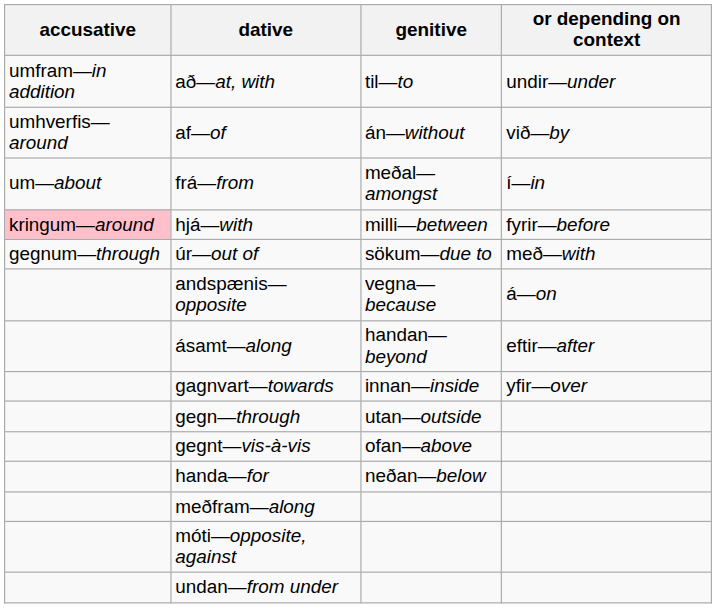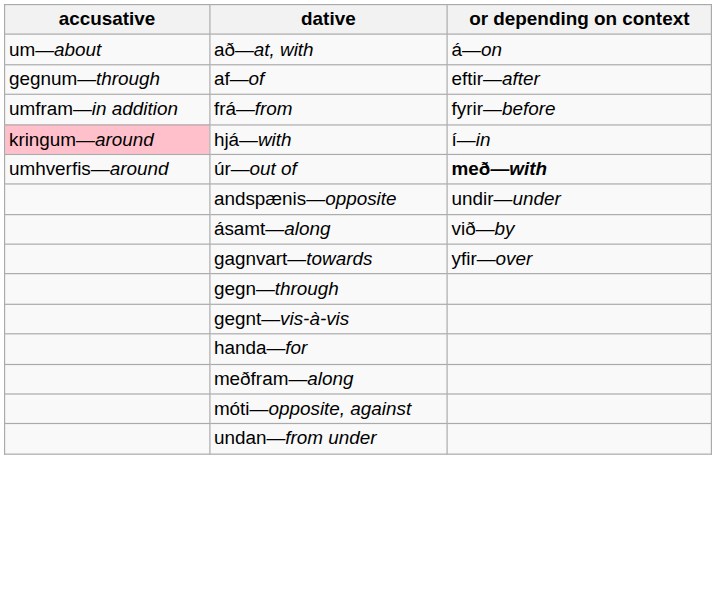- column: (431, 30)
(58, 81) umfram—in addition -> (55, 49) um—about
(561, 81) undir—under -> (477, 49) á—on
(59, 132) umhverfis—around -> (85, 79) gegnum—through
(538, 132) við—by -> (496, 79) eftir—after
(55, 183) um—about -> (93, 109) umfram—in addition
(526, 183) í—in -> (504, 109) fyrir—before
(558, 224) fyrir—before -> (471, 139) í—in
(85, 254) gegnum—through -> (89, 169) umhverfis—around
(551, 254) normal -> (499, 169) bold
(531, 294) á—on -> (506, 199) undir—under
(550, 345) eftir—after -> (483, 229) við—by
